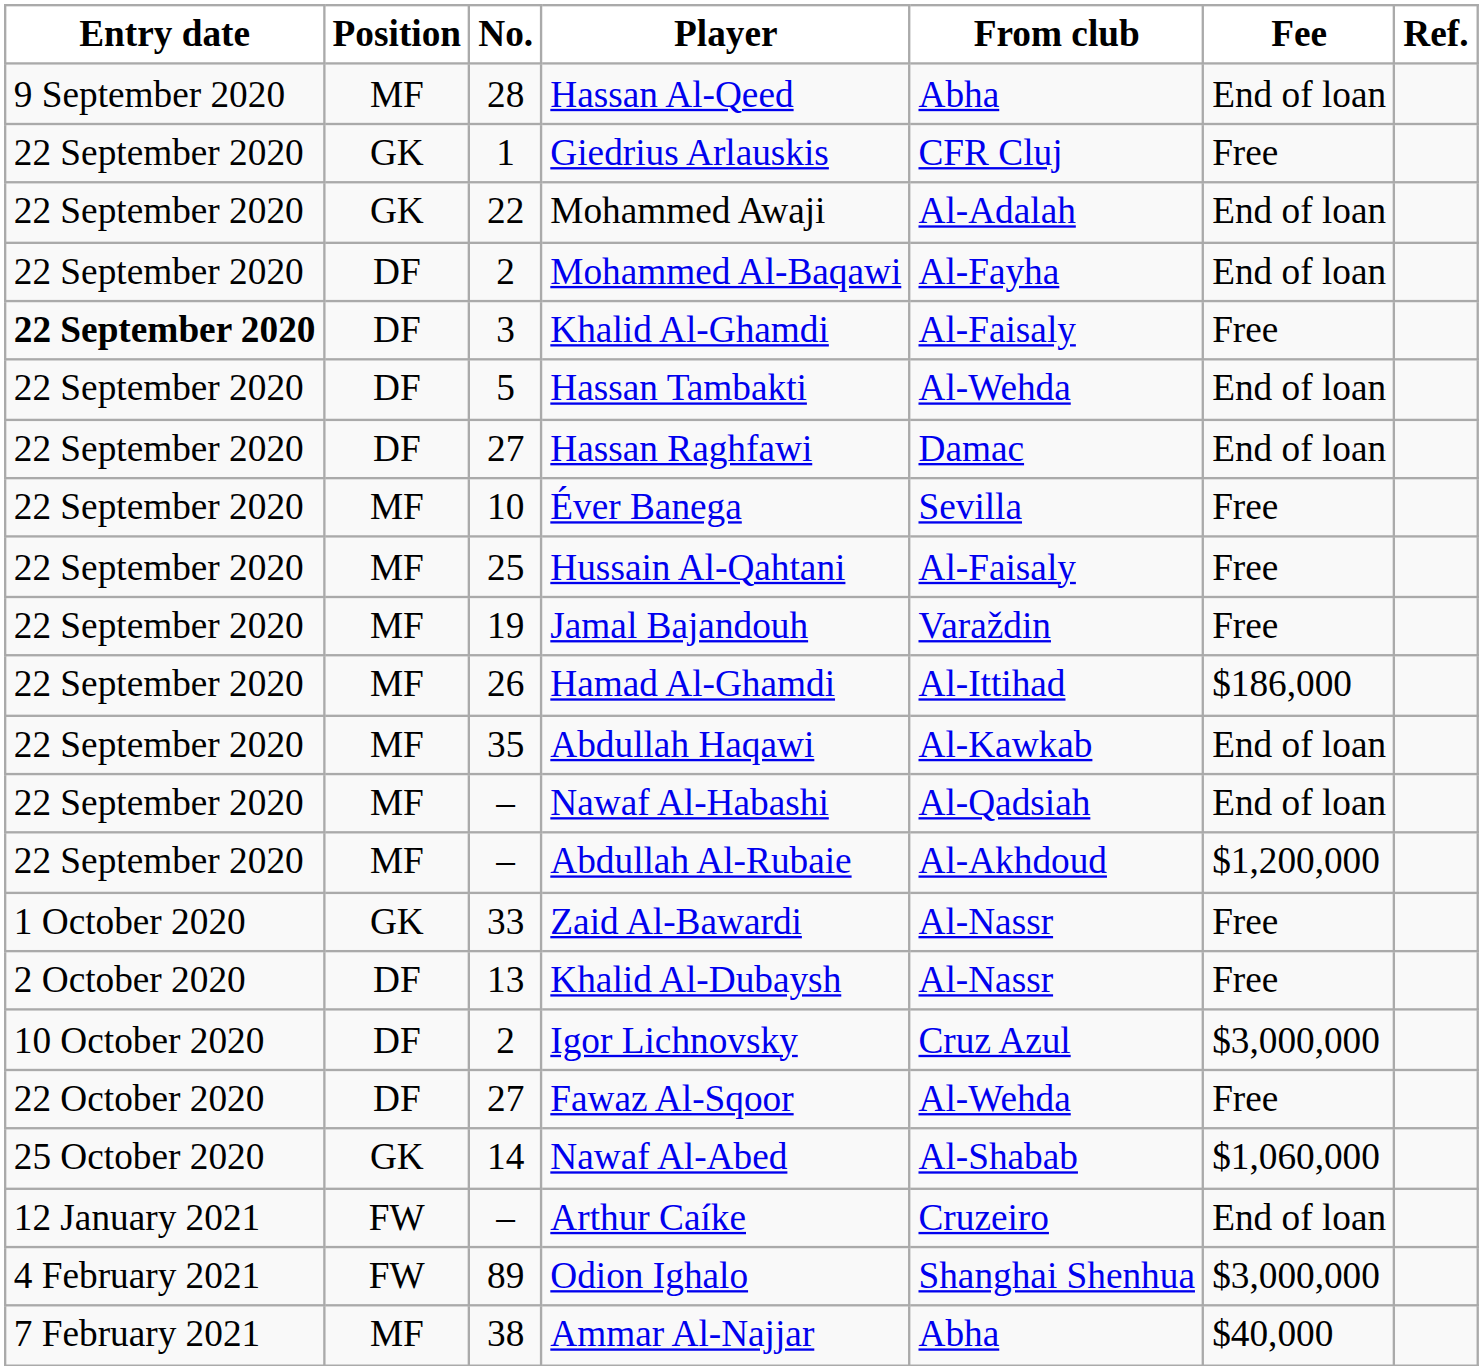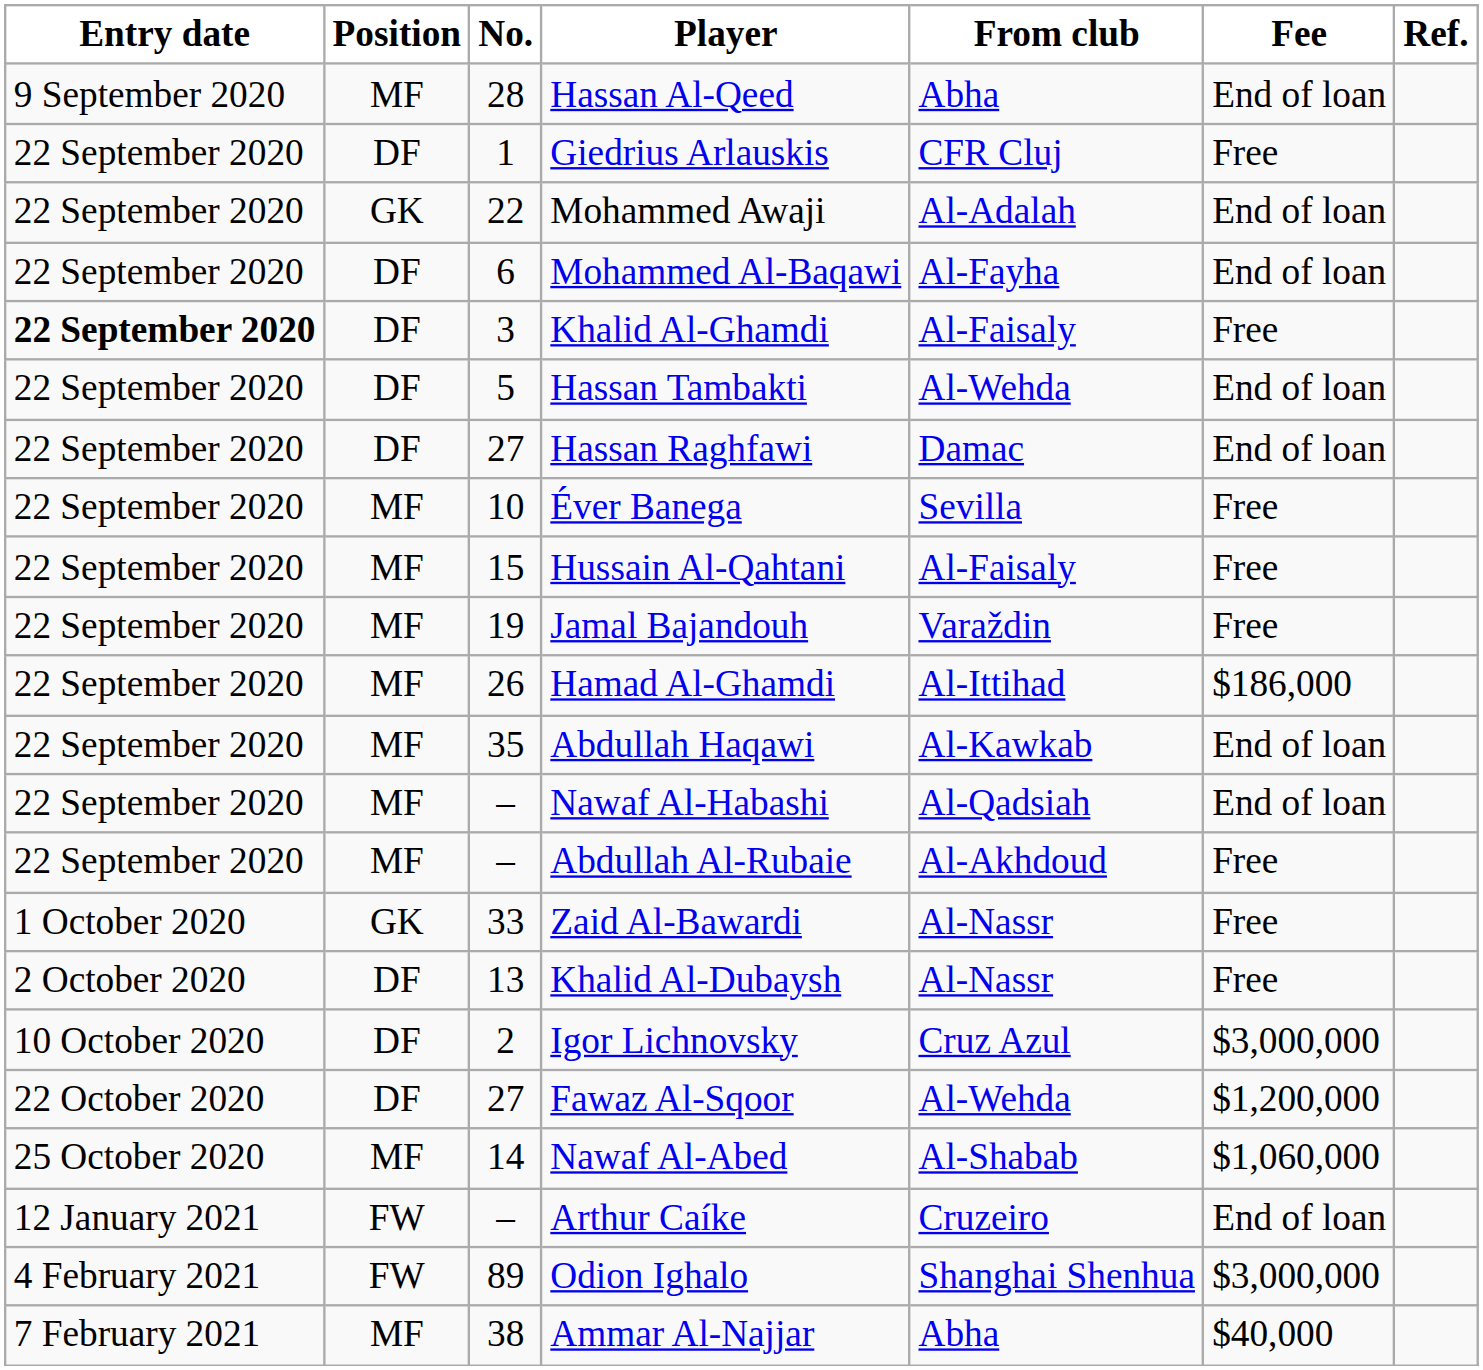(397, 152) GK -> (397, 152) DF
(506, 270) 2 -> (506, 270) 6
(506, 566) 25 -> (506, 566) 15
(1296, 861) $1,200,000 -> (1245, 861) Free
(1245, 1098) Free -> (1296, 1098) $1,200,000
(397, 1157) GK -> (397, 1157) MF
